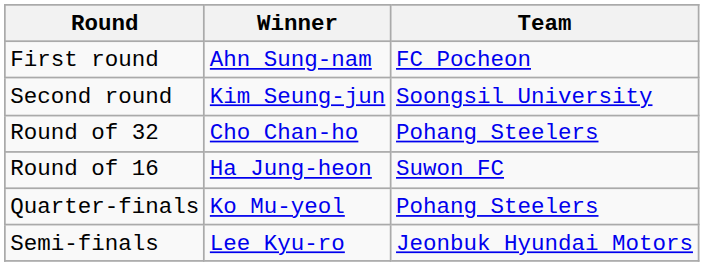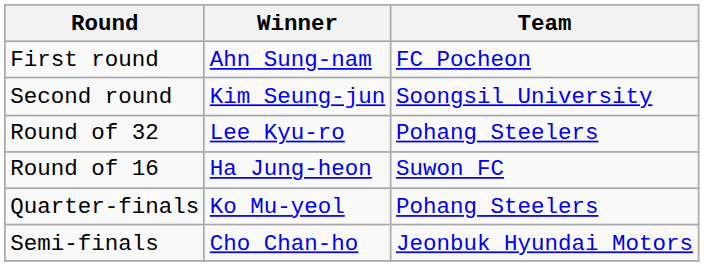(284, 133) Cho Chan-ho -> (277, 133) Lee Kyu-ro
(277, 243) Lee Kyu-ro -> (284, 243) Cho Chan-ho
